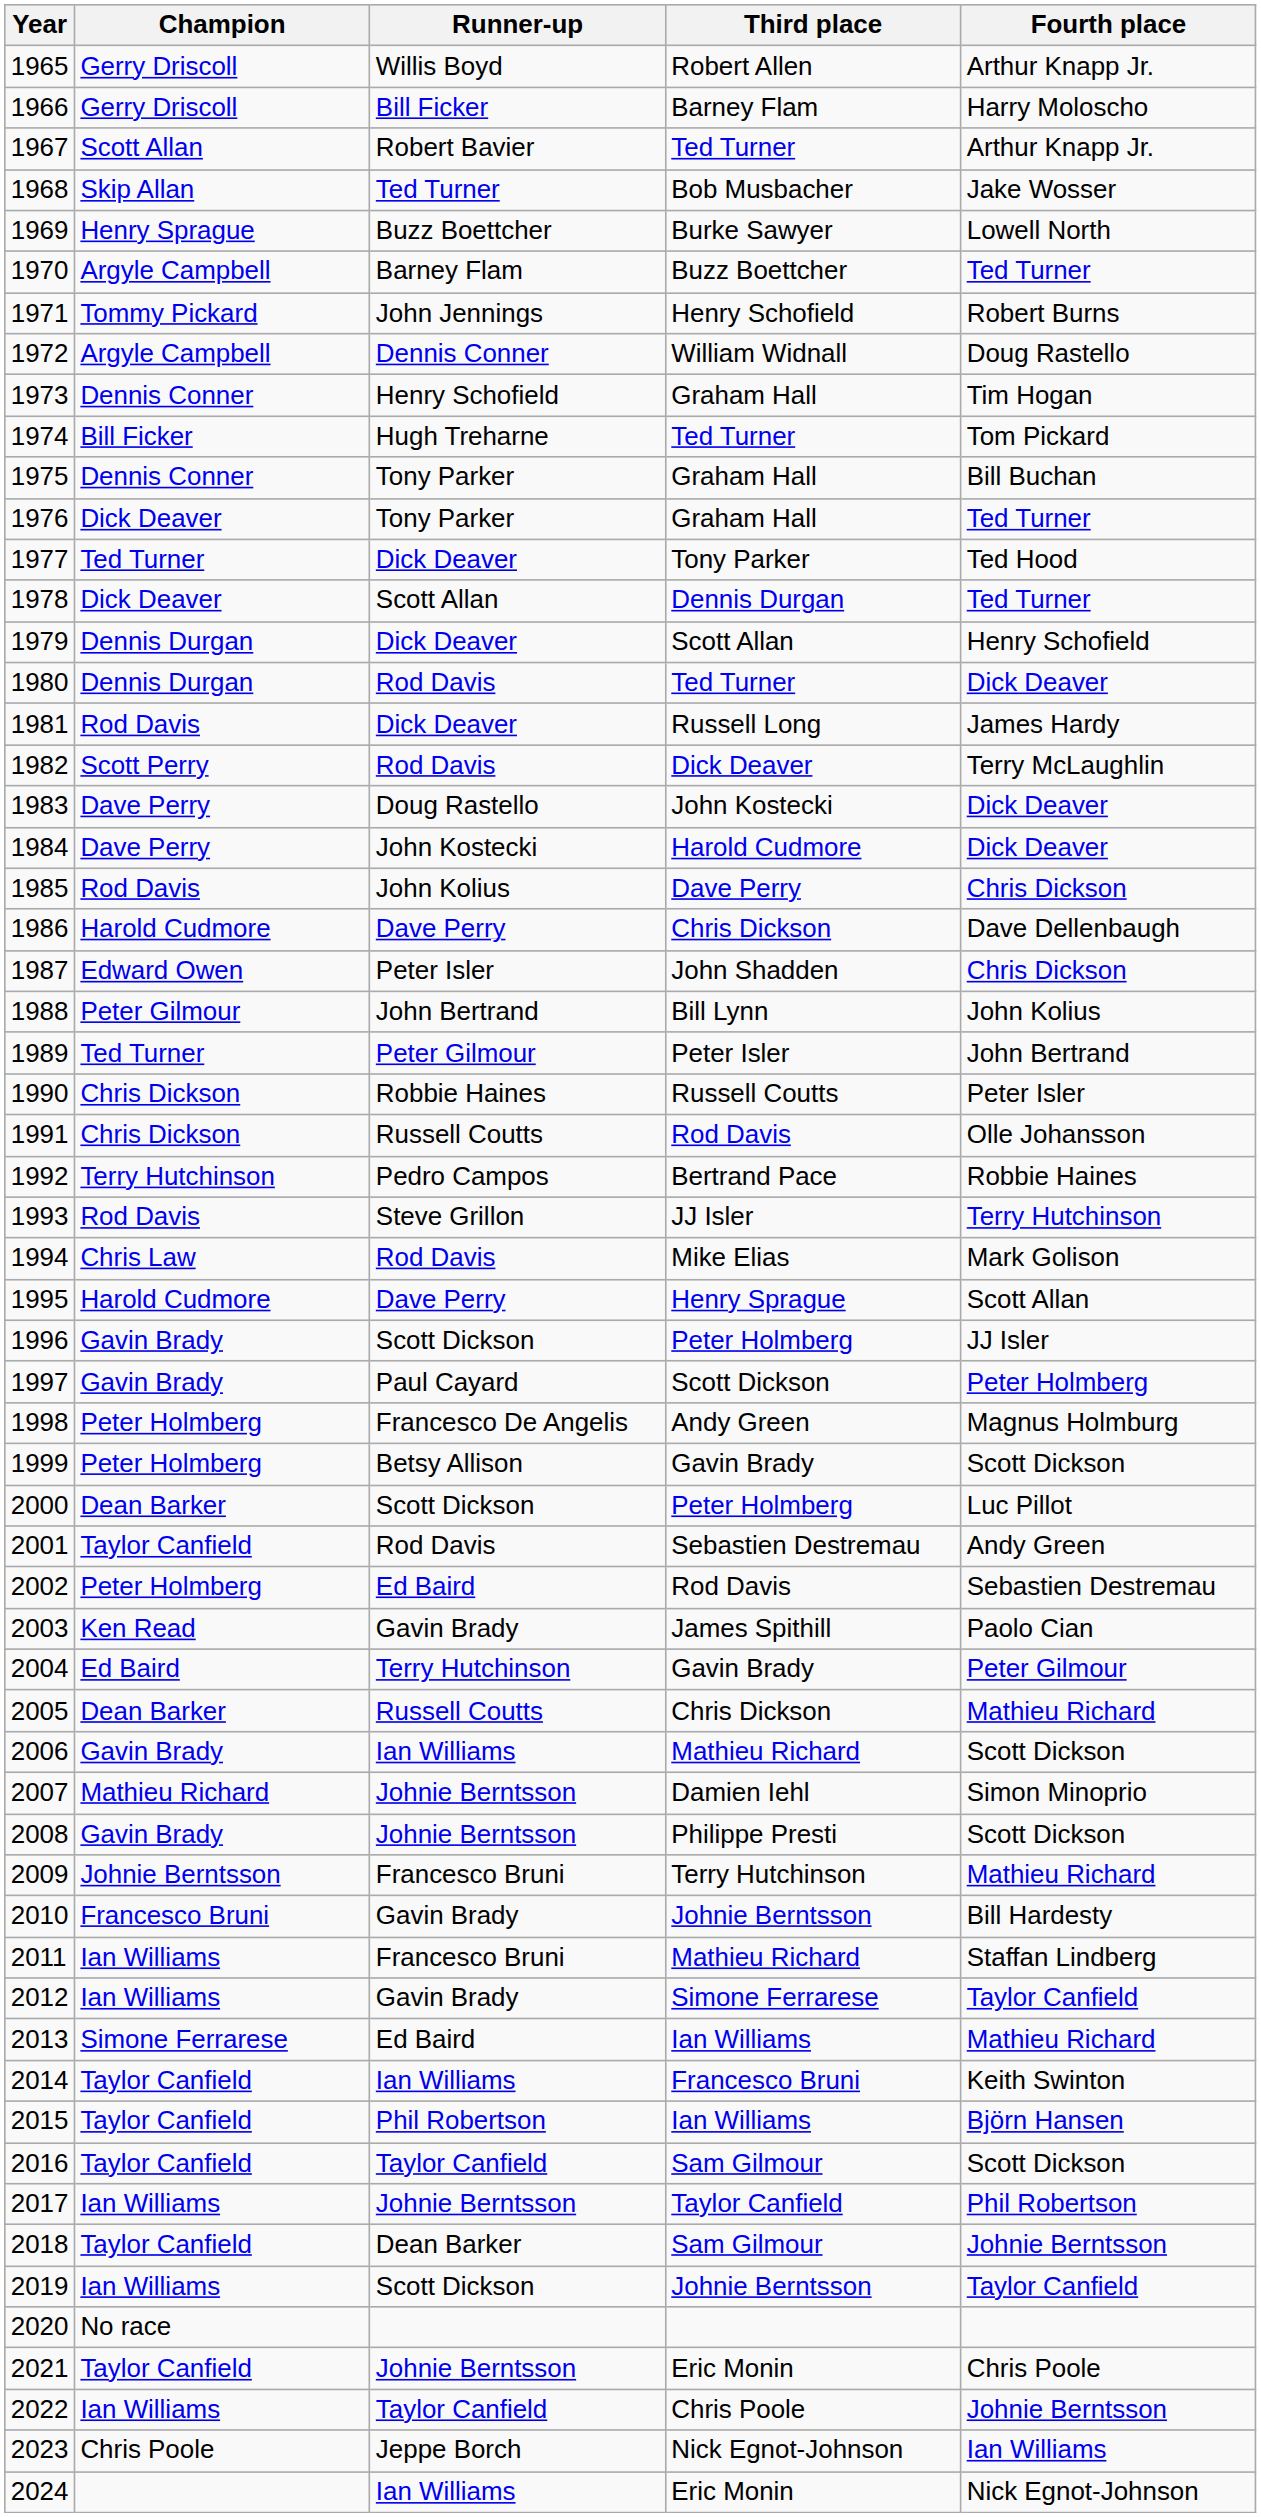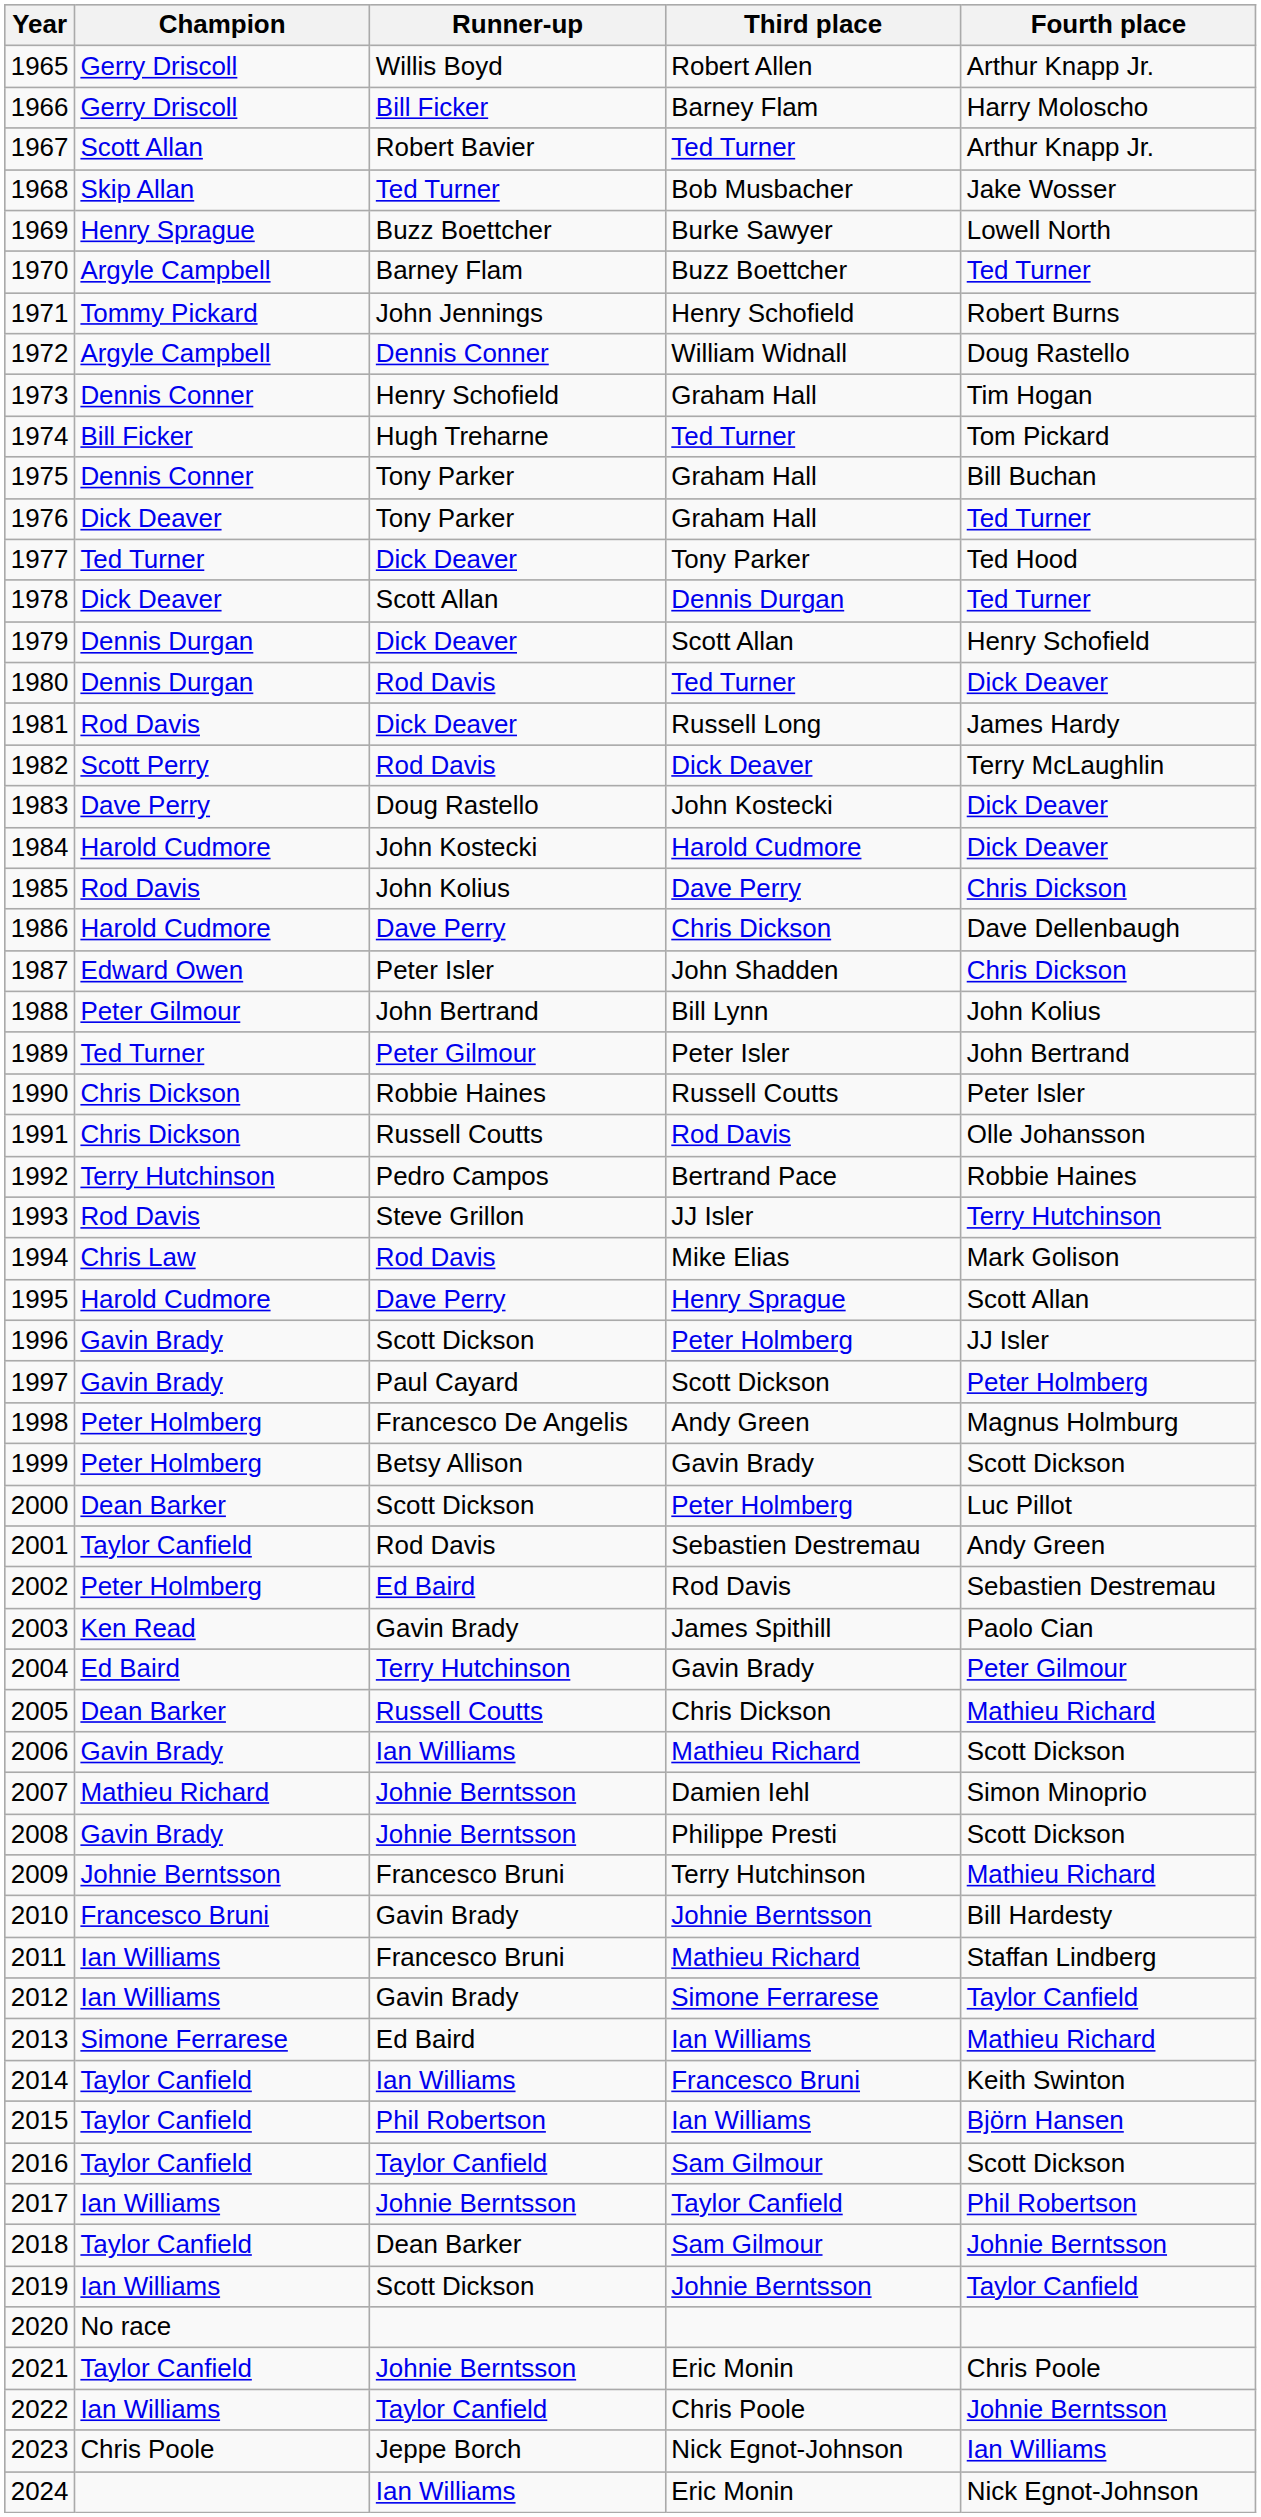(145, 847) Dave Perry -> (175, 847) Harold Cudmore
